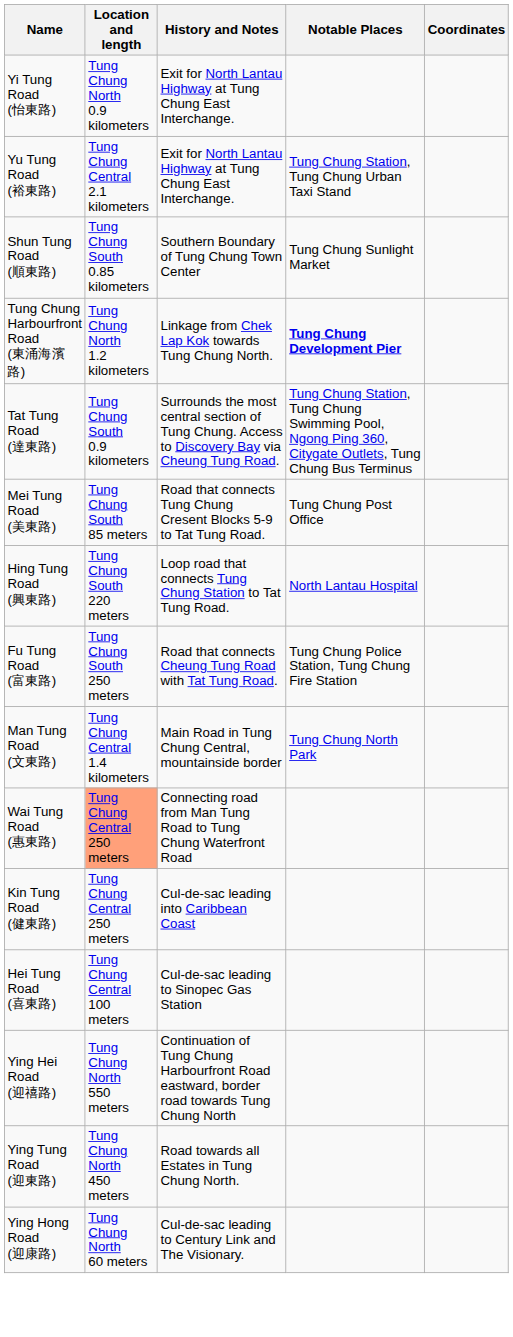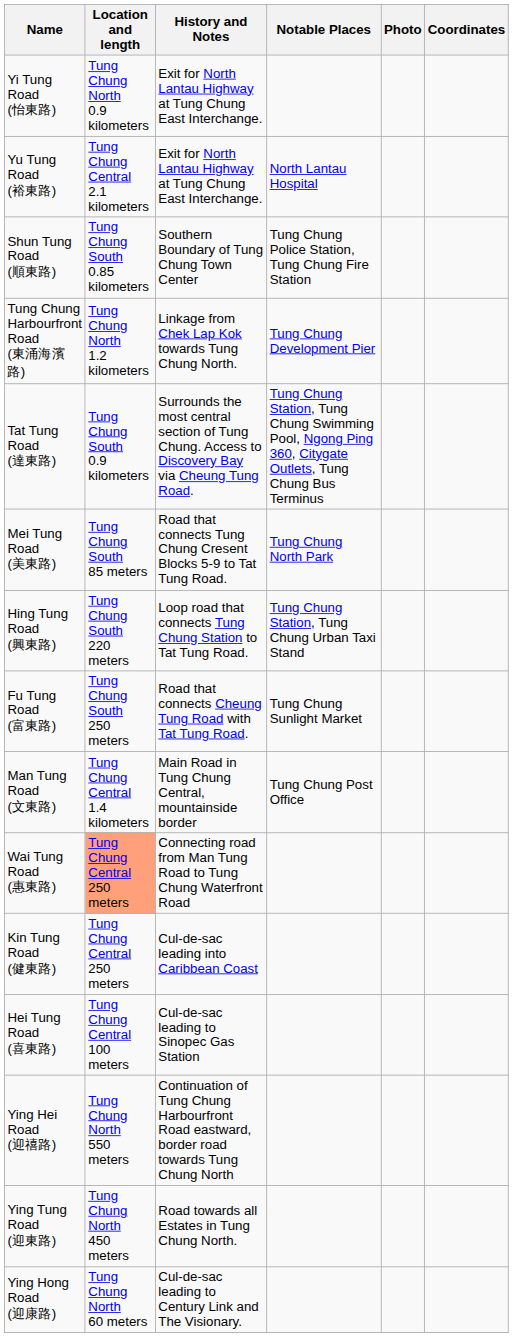+ column: (403, 29)
(350, 176) Tung Chung Station, Tung Chung Urban Taxi Stand -> (308, 176) North Lantau Hospital
(351, 257) Tung Chung Sunlight Market -> (319, 257) Tung Chung Police Station, Tung Chung Fire Station
(345, 340) bold -> (322, 340) normal
(341, 512) Tung Chung Post Office -> (306, 549) Tung Chung North Park
(353, 585) North Lantau Hospital -> (323, 630) Tung Chung Station, Tung Chung Urban Taxi Stand
(350, 666) Tung Chung Police Station, Tung Chung Fire Station -> (316, 711) Tung Chung Sunlight Market
(344, 747) Tung Chung North Park -> (321, 792) Tung Chung Post Office
